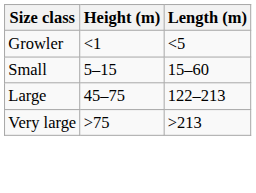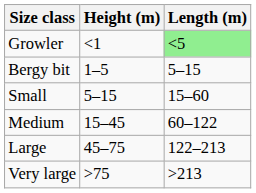(177, 43) no background -> (177, 43) lightgreen background
+ row: (39, 69)
+ row: (36, 122)
